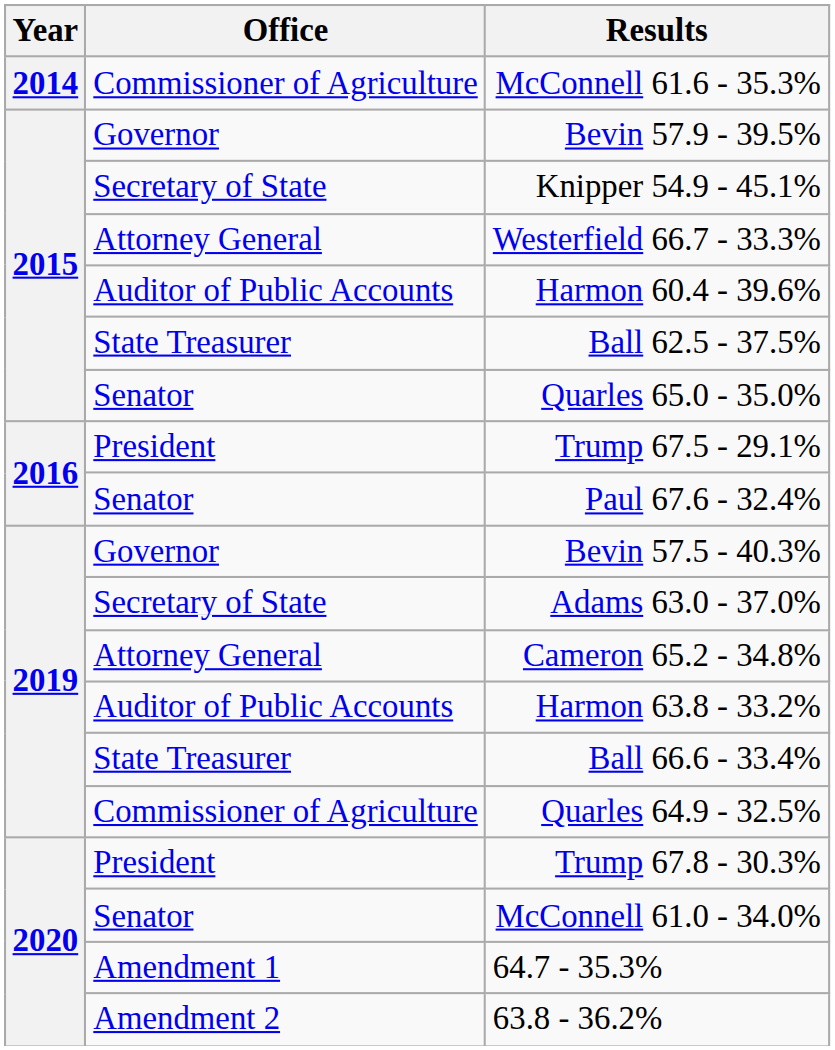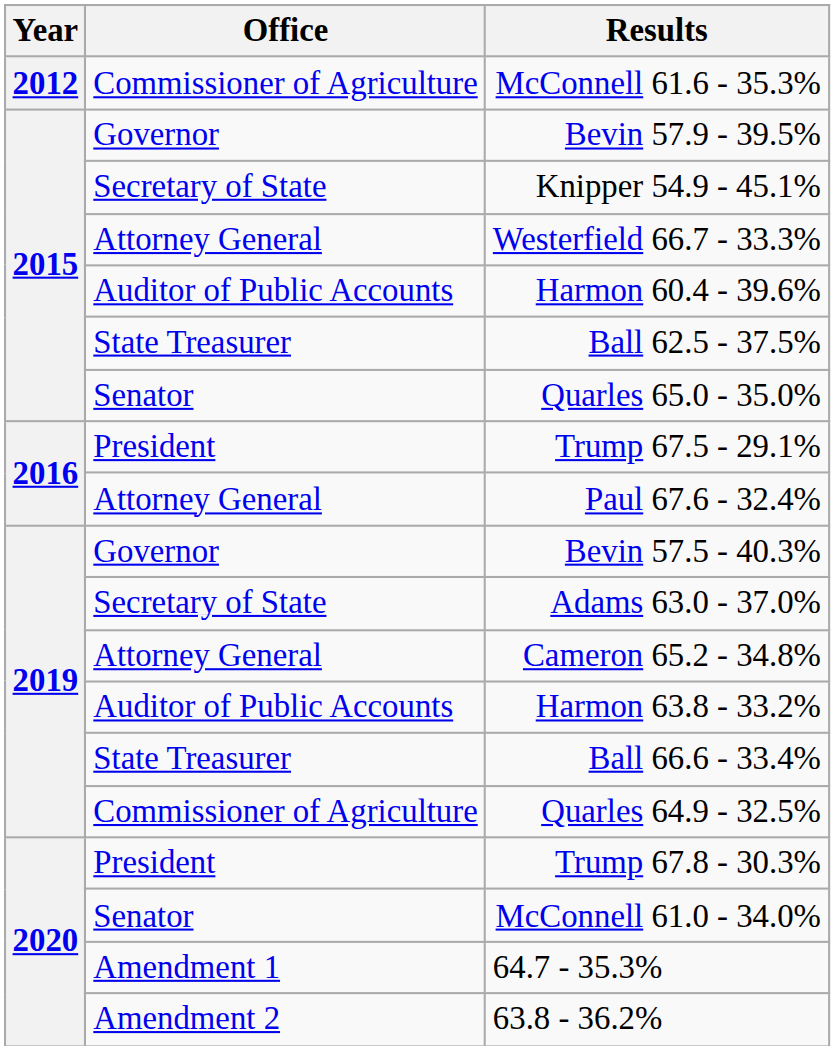(45, 82) 2014 -> (45, 82) 2012
(143, 498) Senator -> (208, 498) Attorney General
